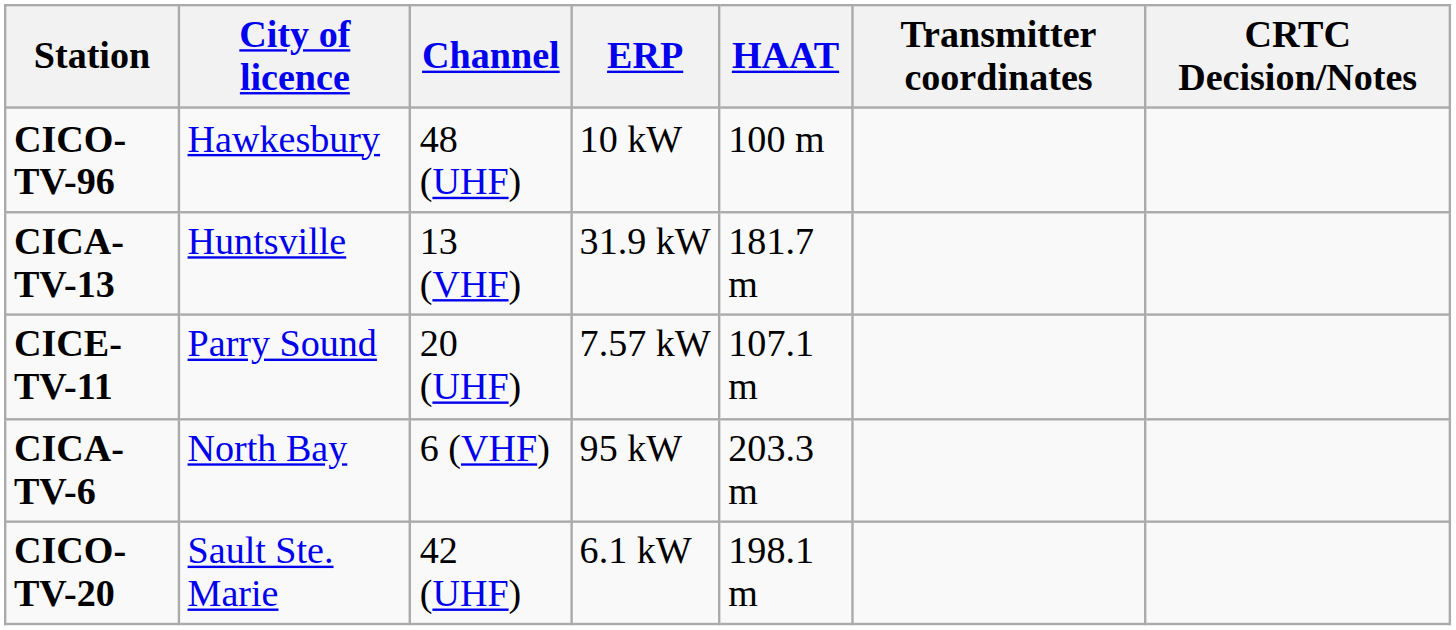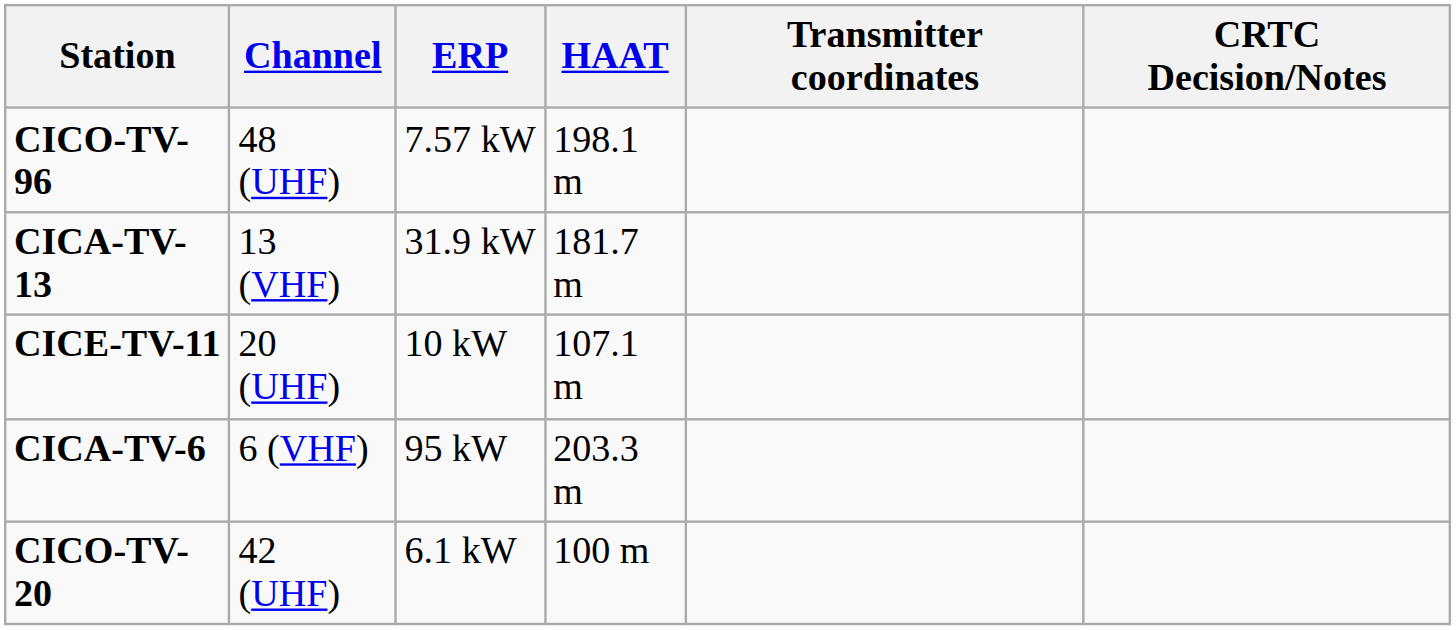- column: (295, 56)
(631, 137) 10 kW -> (470, 137) 7.57 kW
(776, 137) 100 m -> (596, 159) 198.1 m
(645, 344) 7.57 kW -> (456, 344) 10 kW
(771, 572) 198.1 m -> (601, 550) 100 m
